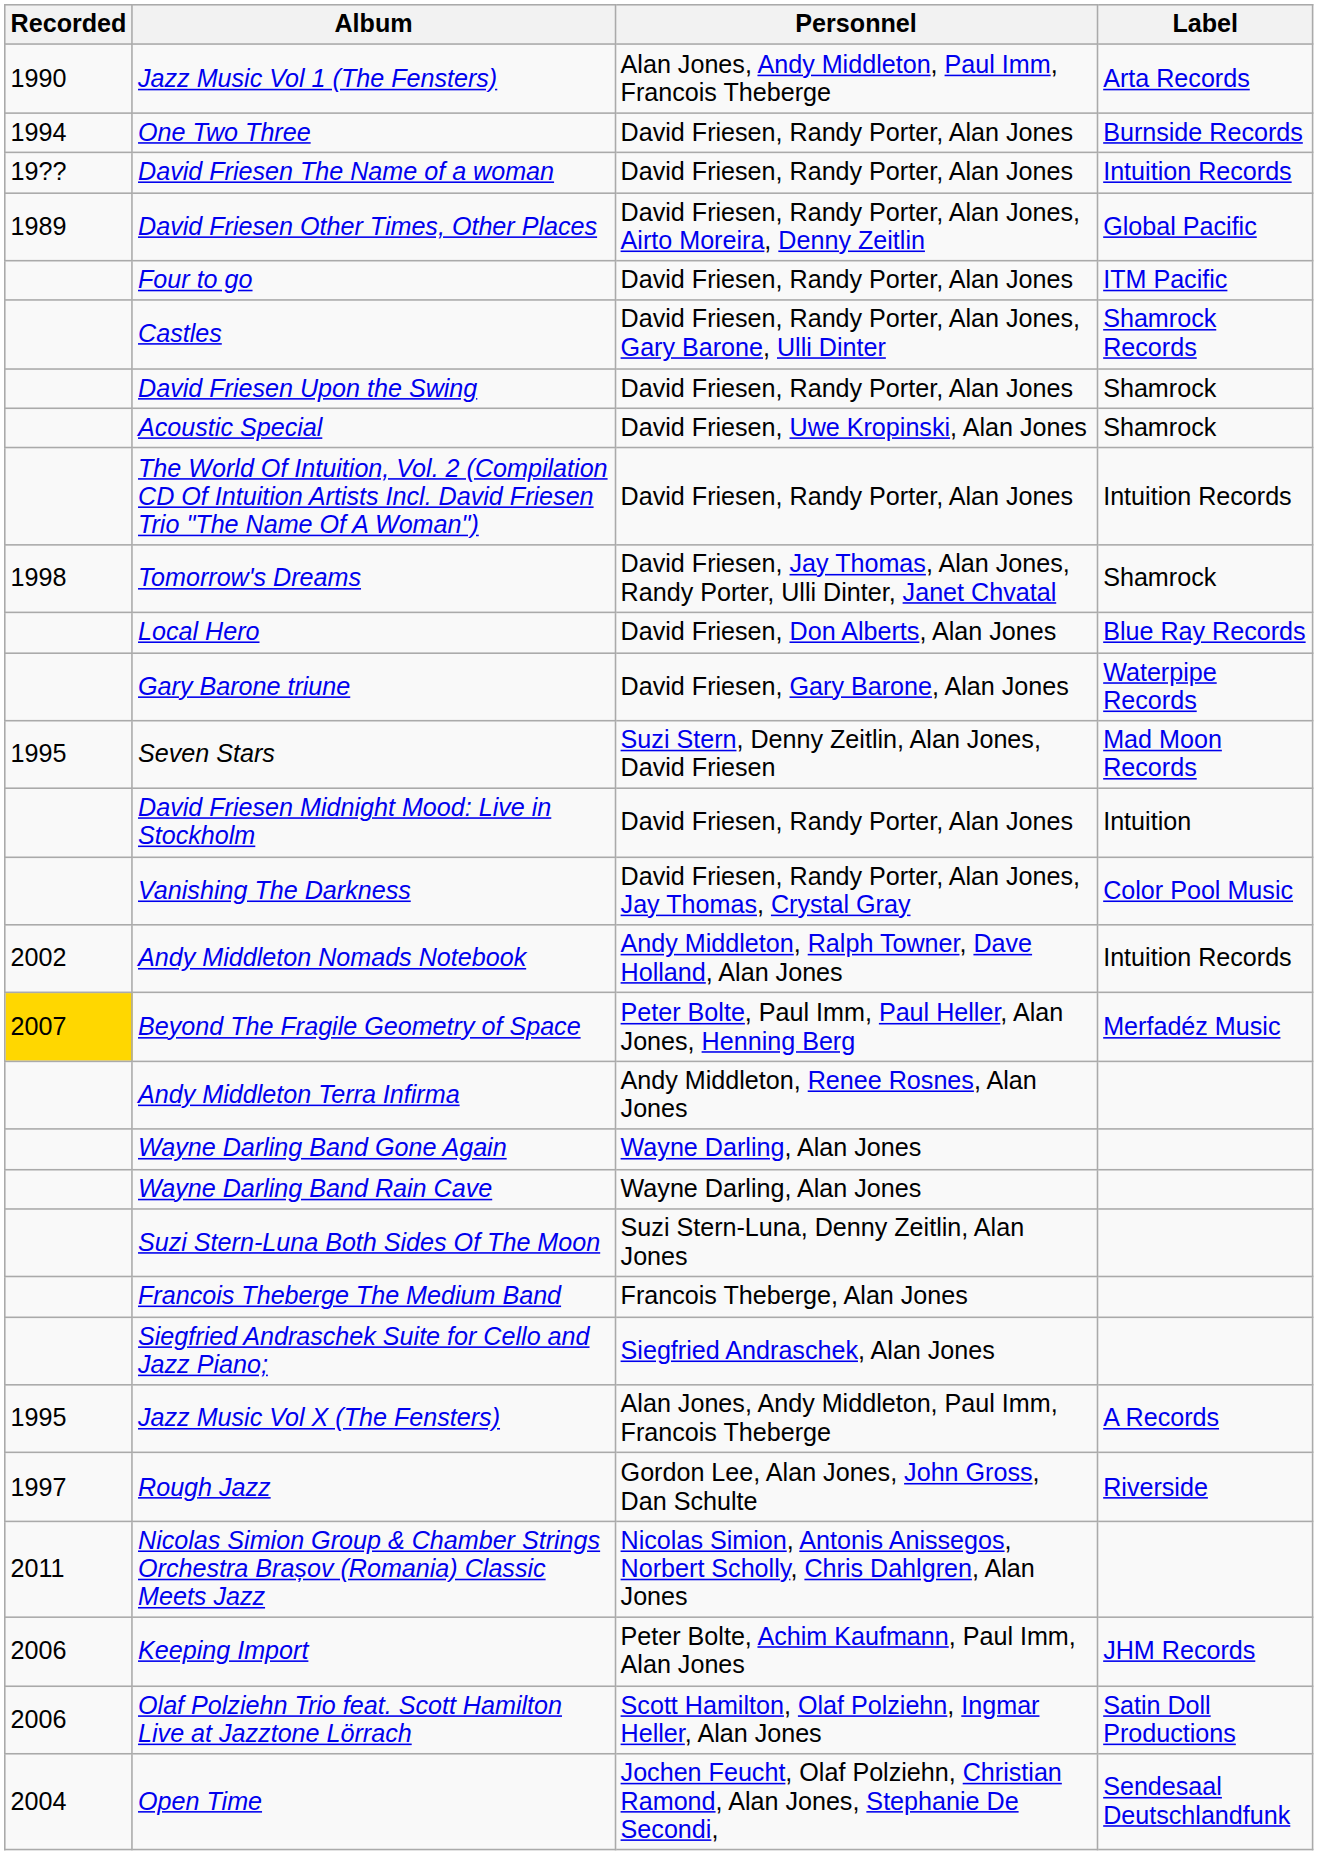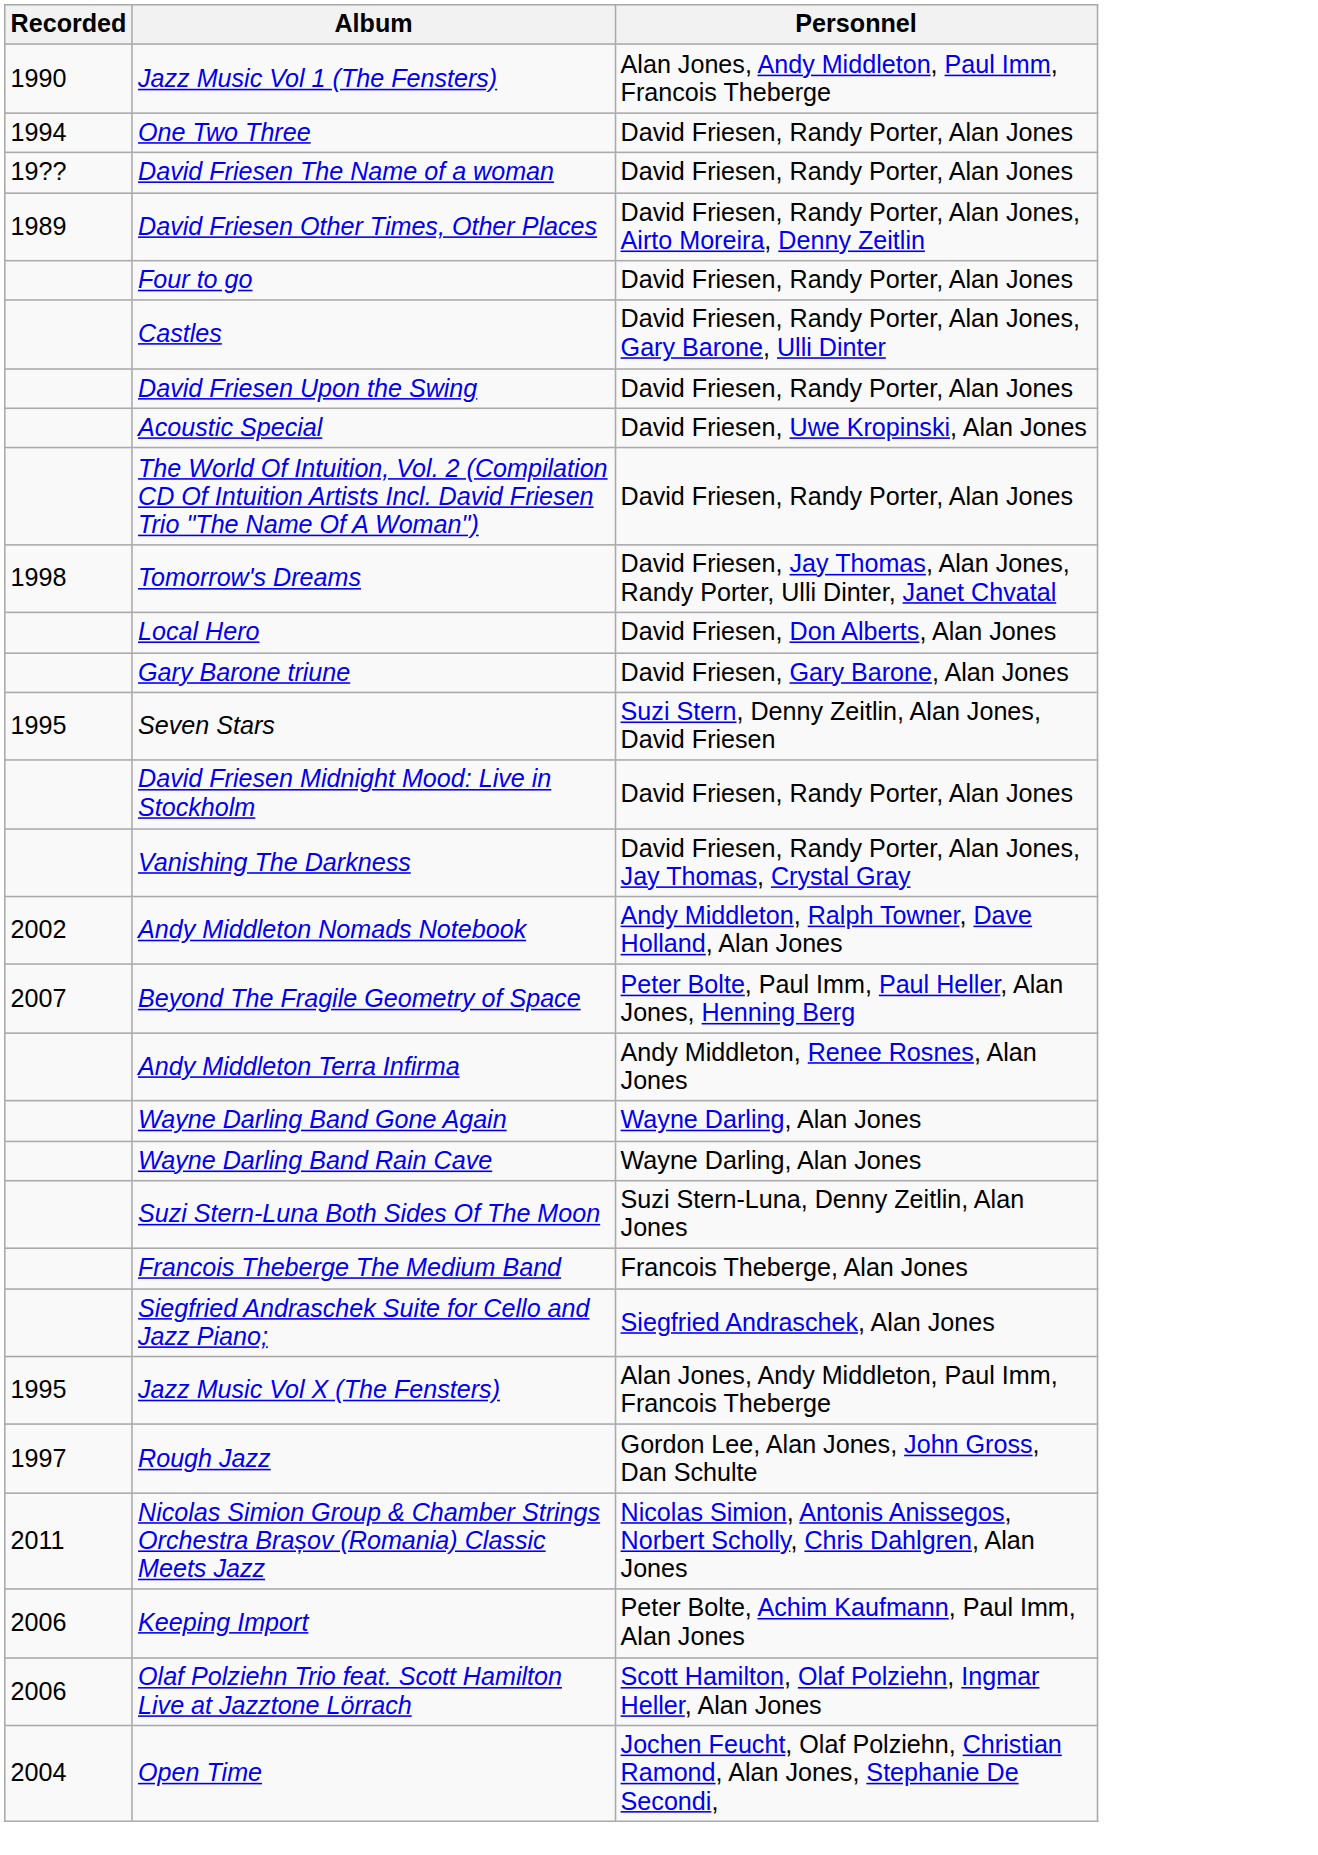- column: (1205, 24)
(39, 1026) gold background -> (39, 998) no background
